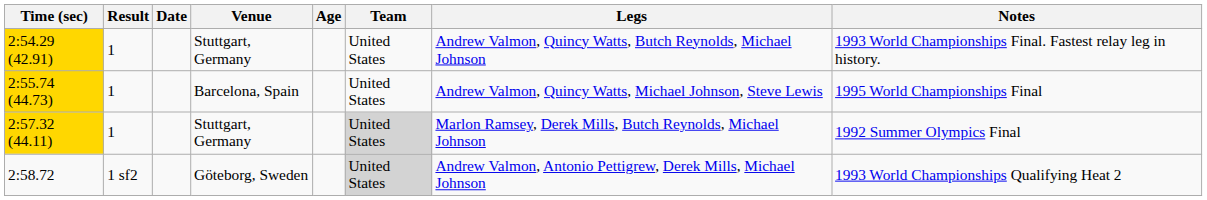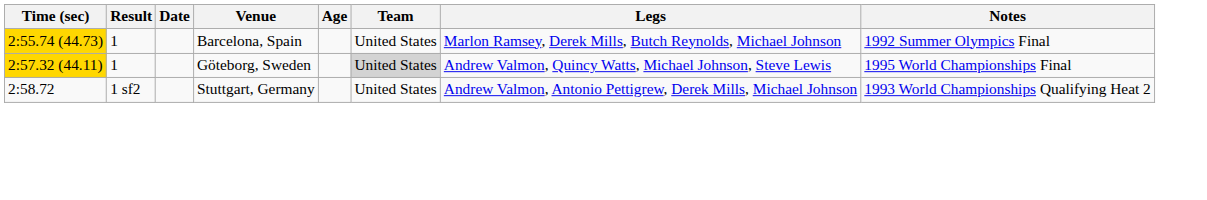- row: (31, 49)
(629, 91) Andrew Valmon, Quincy Watts, Michael Johnson, Steve Lewis -> (643, 41) Marlon Ramsey, Derek Mills, Butch Reynolds, Michael Johnson
(939, 91) 1995 World Championships Final -> (957, 41) 1992 Summer Olympics Final
(223, 132) Stuttgart, Germany -> (254, 65) Göteborg, Sweden
(607, 132) Marlon Ramsey, Derek Mills, Butch Reynolds, Michael Johnson -> (637, 65) Andrew Valmon, Quincy Watts, Michael Johnson, Steve Lewis
(928, 132) 1992 Summer Olympics Final -> (968, 65) 1995 World Championships Final
(251, 174) Göteborg, Sweden -> (256, 89) Stuttgart, Germany
(369, 174) lightgrey background -> (396, 89) no background
